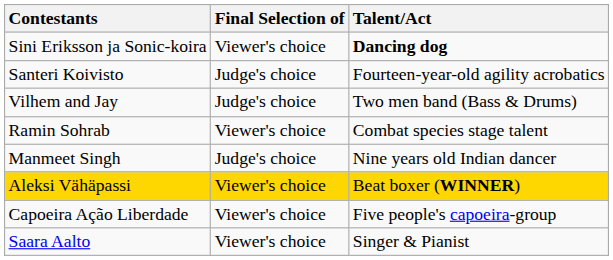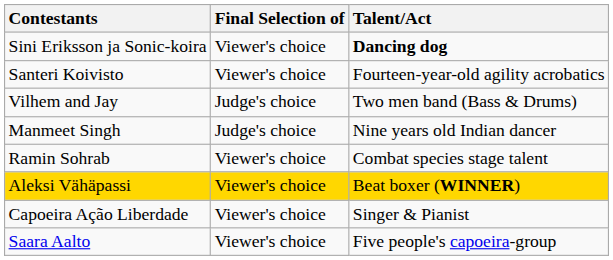(265, 74) Judge's choice -> (270, 74) Viewer's choice
rows swapped: (65, 158) <-> (59, 130)
(455, 213) Five people's capoeira-group -> (411, 213) Singer & Pianist
(411, 241) Singer & Pianist -> (455, 241) Five people's capoeira-group
